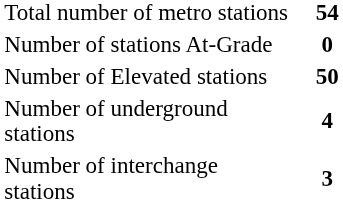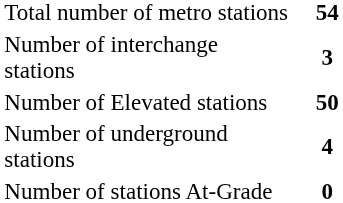rows swapped: (111, 178) <-> (138, 44)
